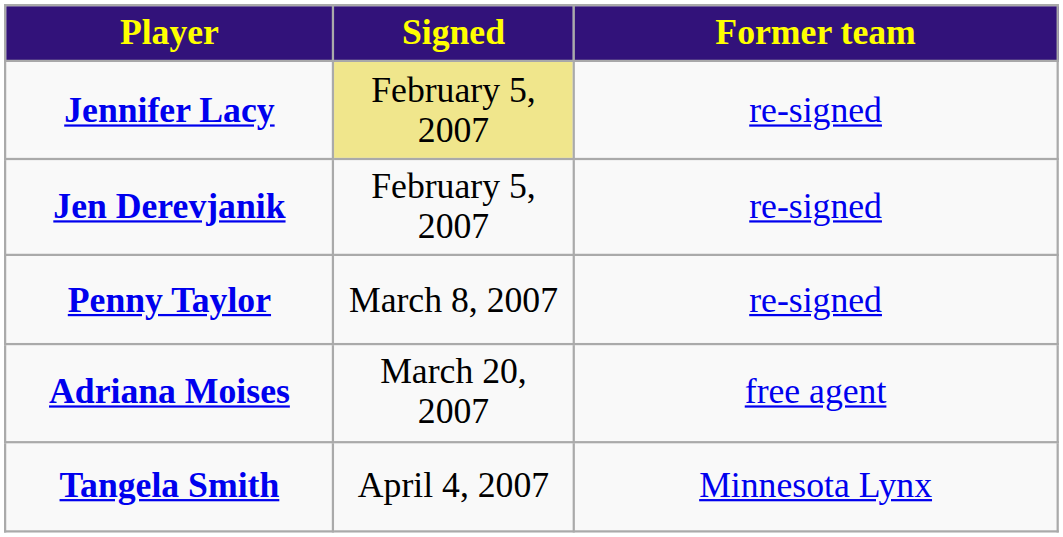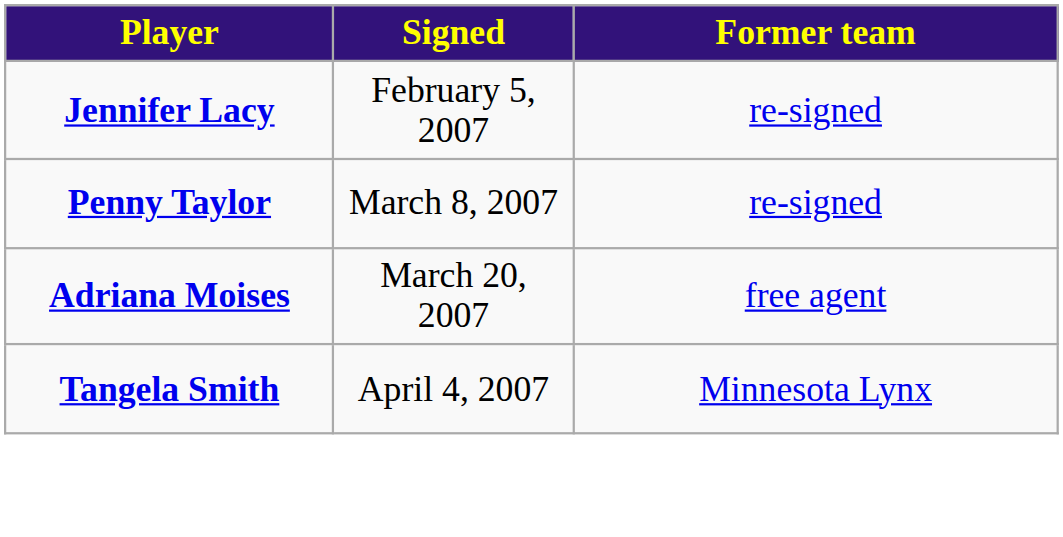(453, 109) khaki background -> (453, 109) no background
- row: (169, 206)
